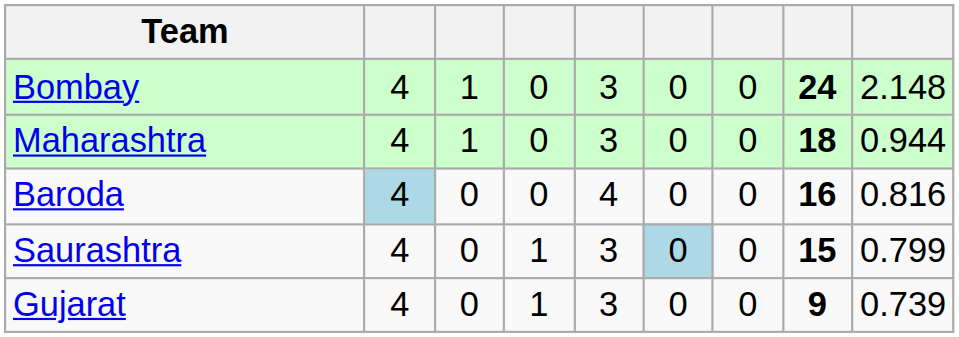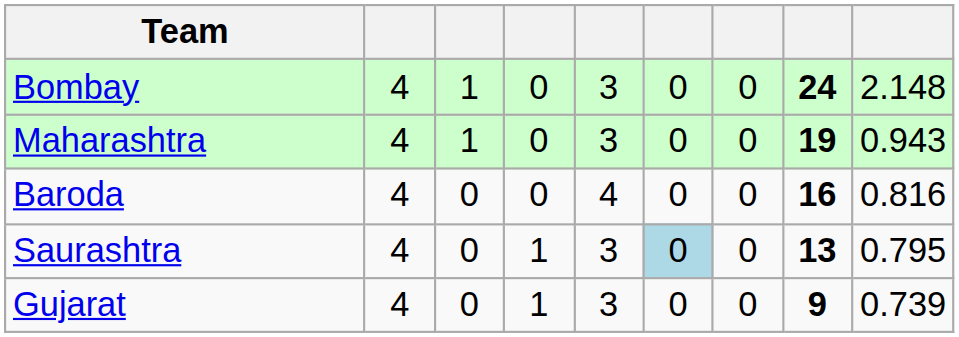(817, 140) 18 -> (817, 140) 19
(903, 140) 0.944 -> (903, 140) 0.943
(400, 195) lightblue background -> (400, 195) no background
(817, 250) 15 -> (817, 250) 13
(903, 250) 0.799 -> (903, 250) 0.795
